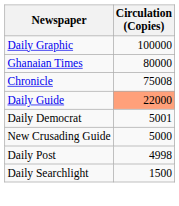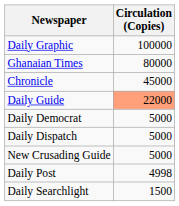(158, 81) 75008 -> (158, 81) 45000
(160, 118) 5001 -> (160, 118) 5000
+ row: (42, 136)
